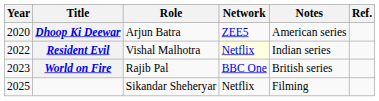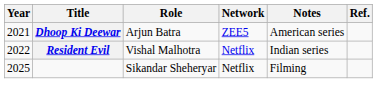(19, 31) 2020 -> (19, 31) 2021
(238, 50) lightyellow background -> (238, 50) no background
- row: (78, 68)
